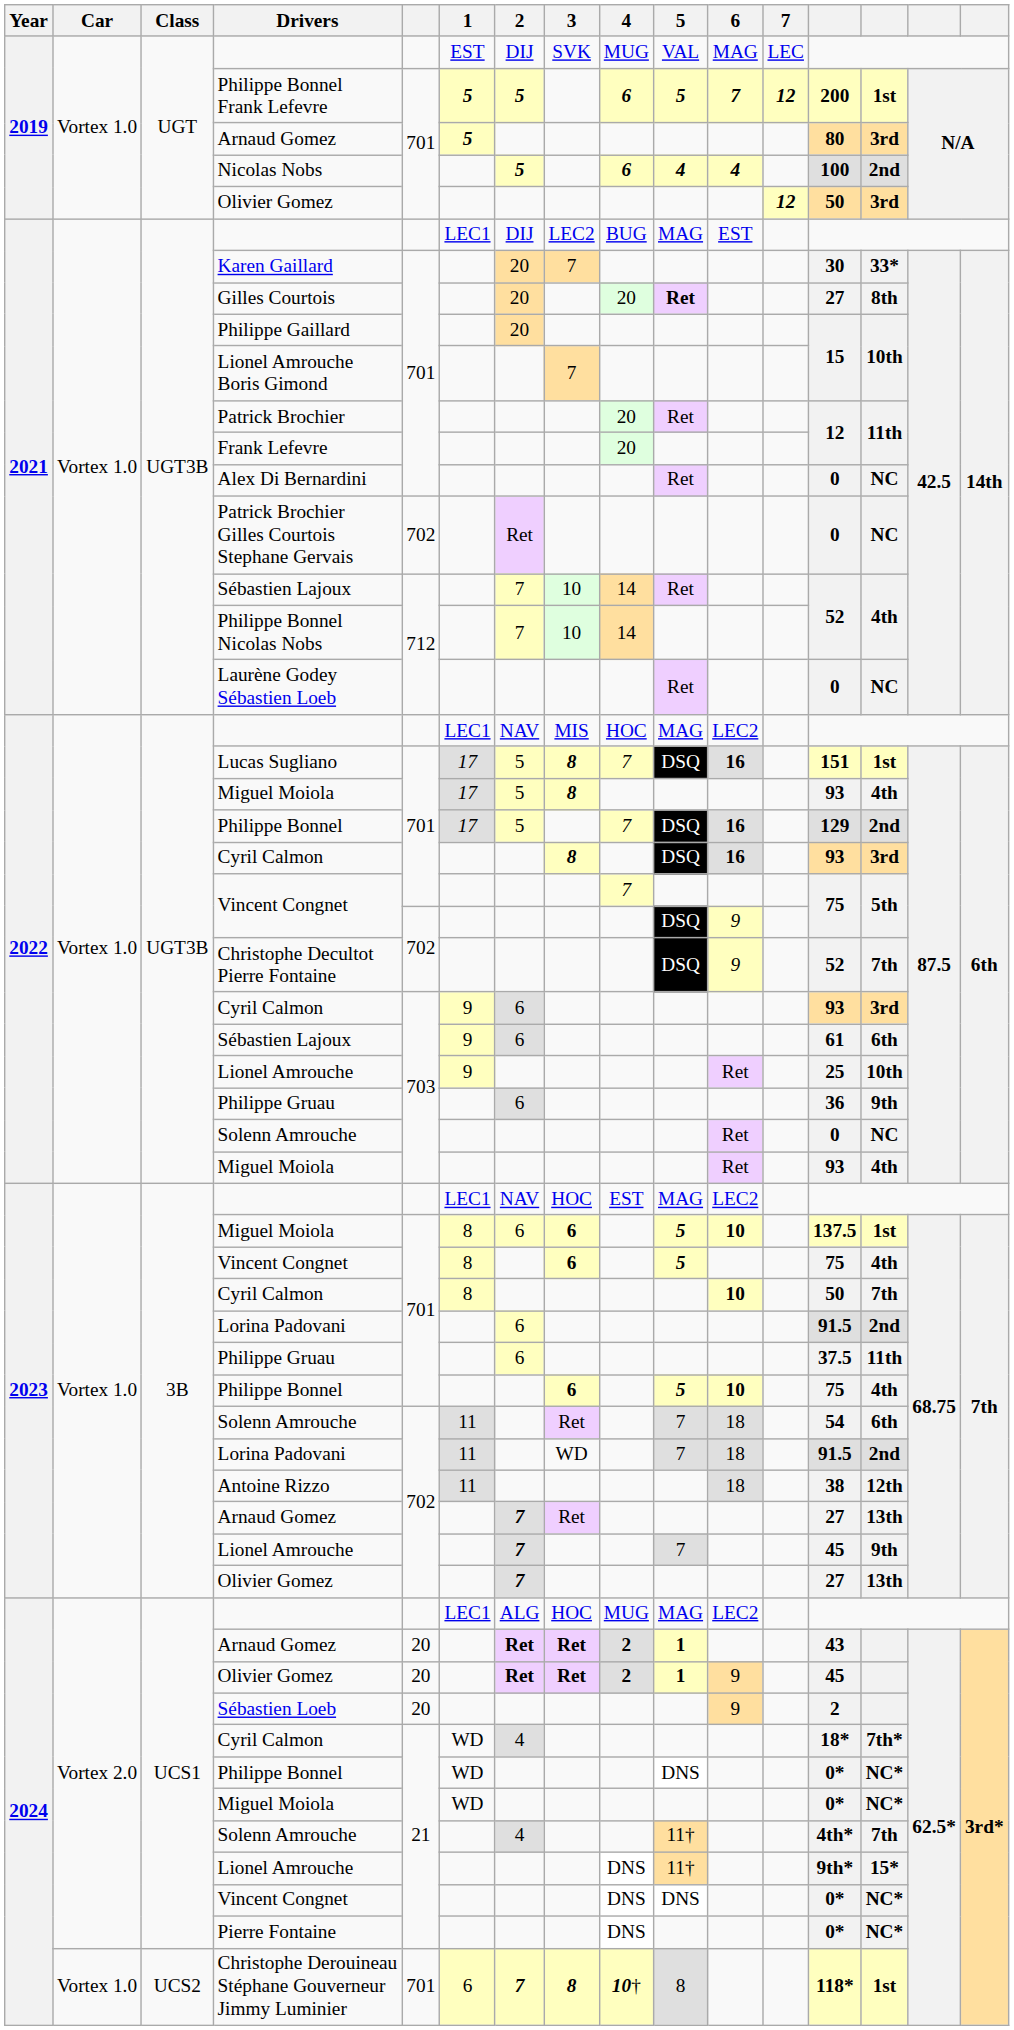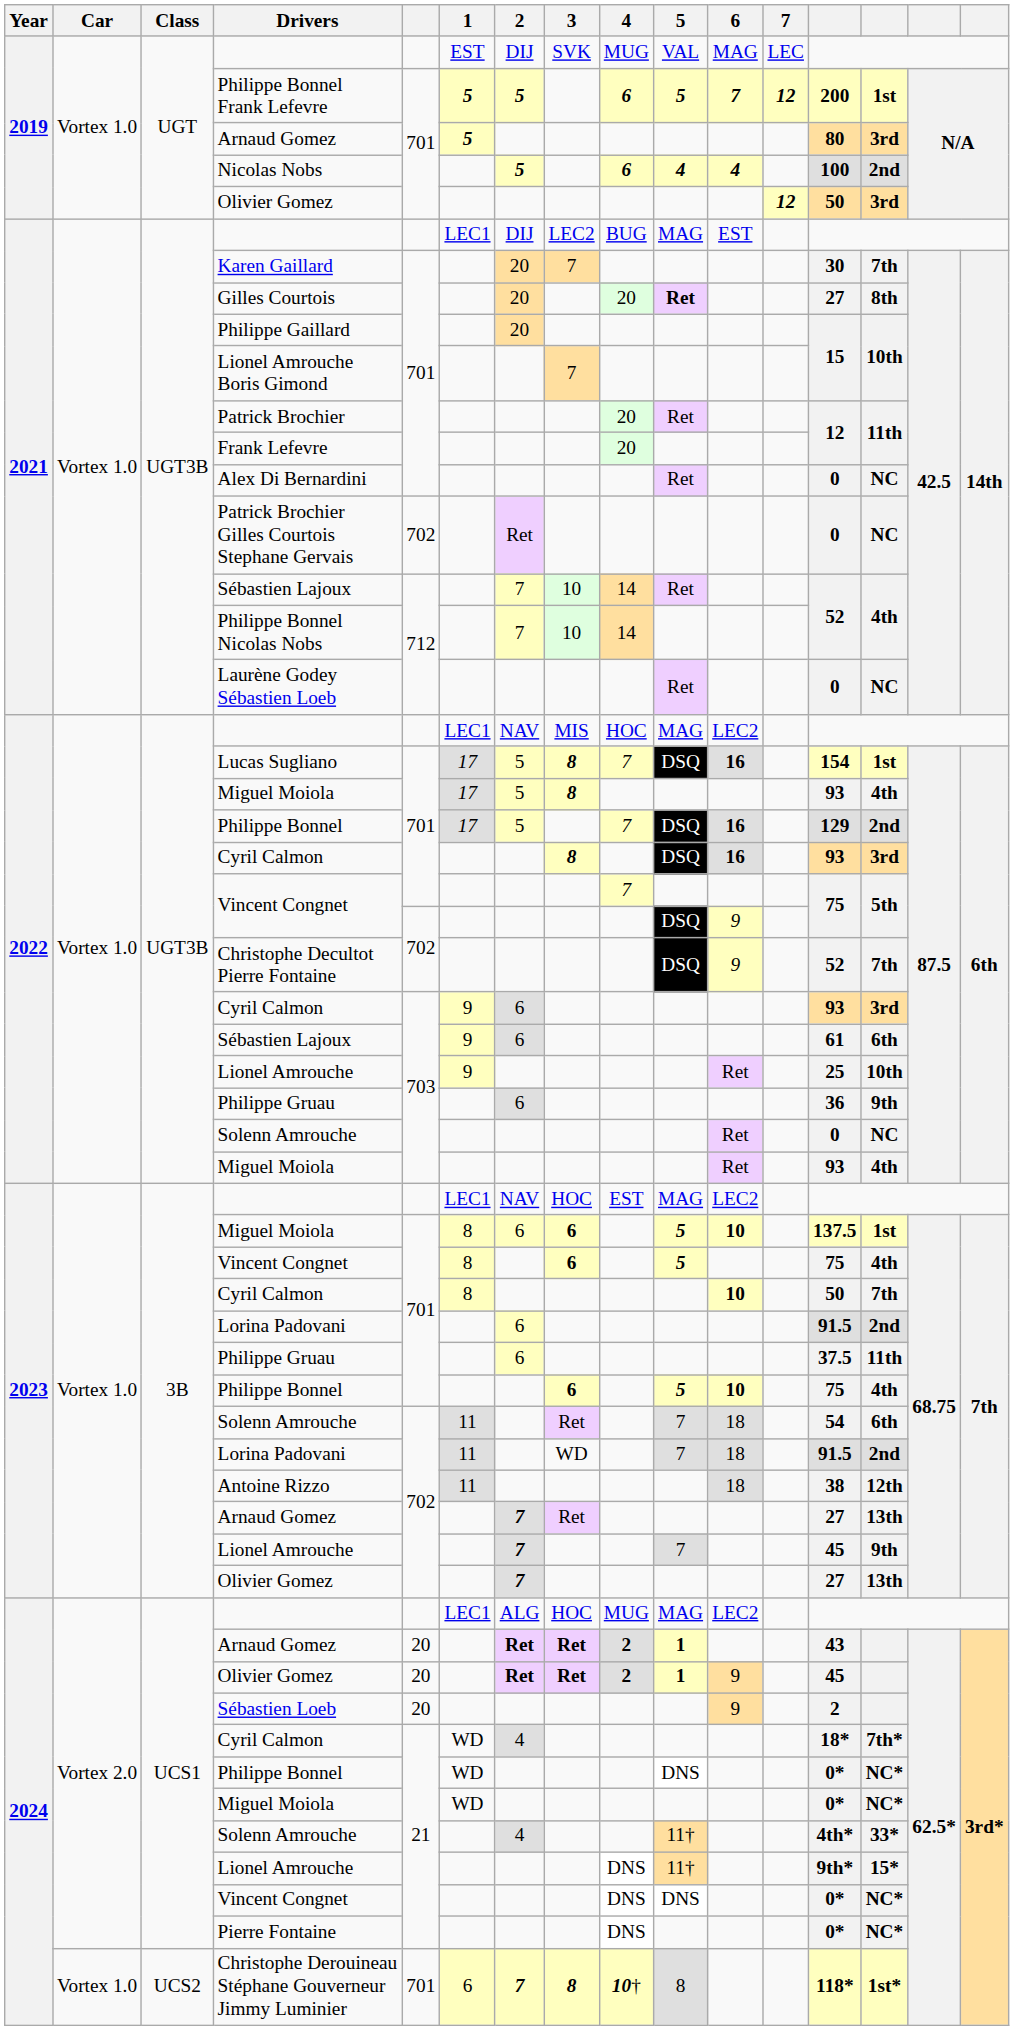(884, 265) 33* -> (884, 265) 7th
(835, 761) 151 -> (835, 761) 154
(884, 1835) 7th -> (884, 1835) 33*
(884, 1986) 1st -> (884, 1986) 1st*
